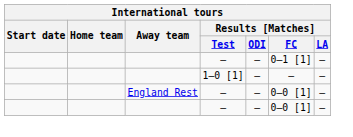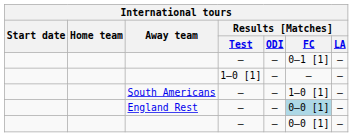+ row: (172, 92)
(291, 92) no background -> (309, 108) lightblue background
